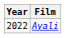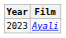(17, 26) 2022 -> (17, 26) 2023
